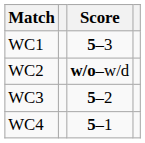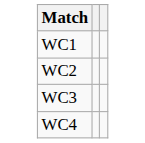- column: (100, 17)
